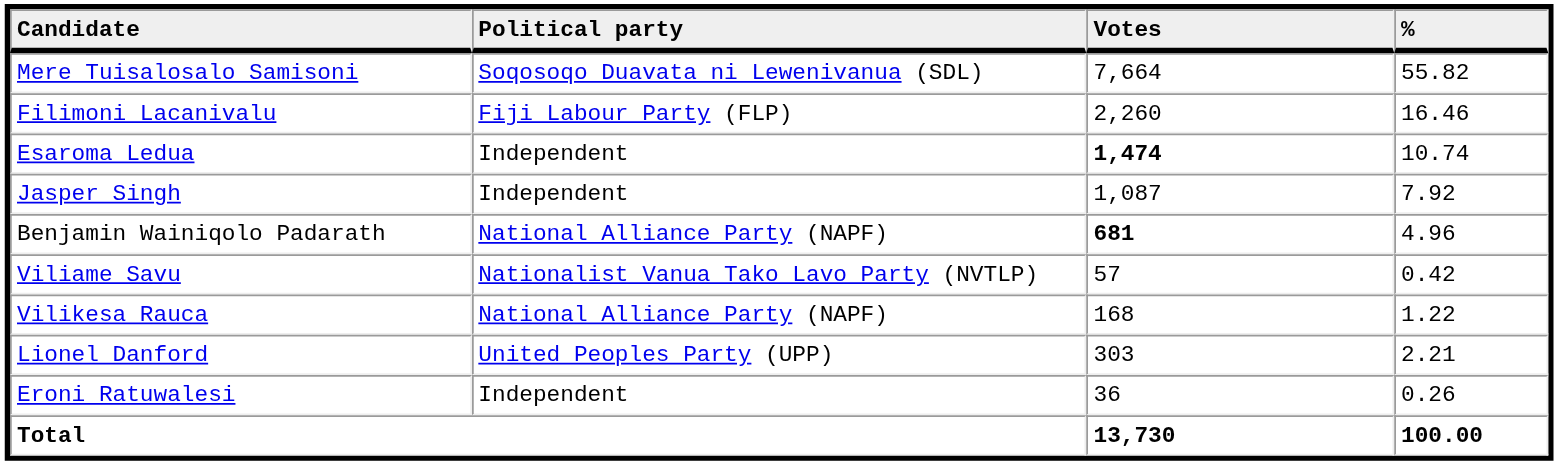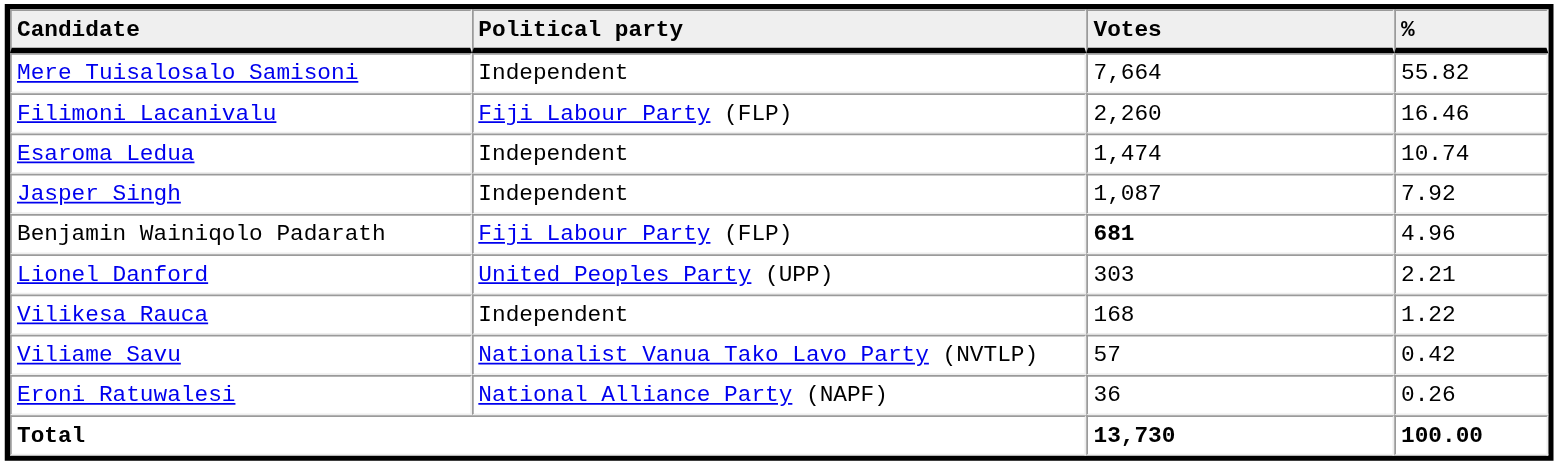(731, 73) Soqosoqo Duavata ni Lewenivanua (SDL) -> (553, 73) Independent
(1128, 154) bold -> (1128, 154) normal
(683, 234) National Alliance Party (NAPF) -> (635, 234) Fiji Labour Party (FLP)
rows swapped: (113, 355) <-> (99, 274)
(683, 315) National Alliance Party (NAPF) -> (553, 315) Independent
(553, 395) Independent -> (683, 395) National Alliance Party (NAPF)
